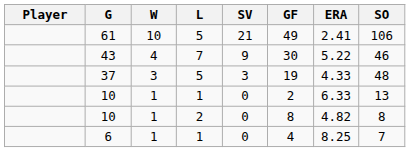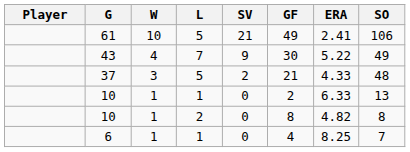(382, 55) 46 -> (382, 55) 49
(245, 76) 3 -> (245, 76) 2
(290, 76) 19 -> (290, 76) 21
